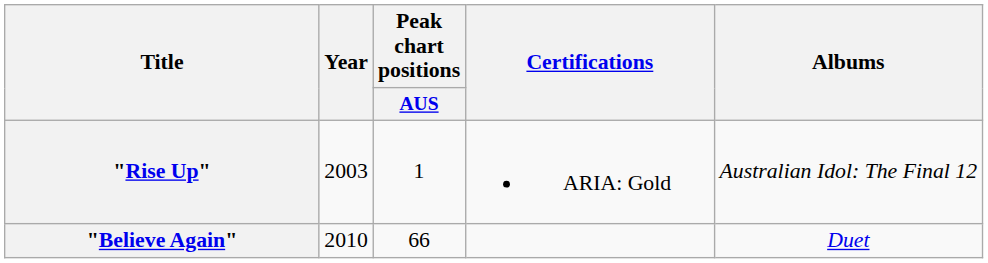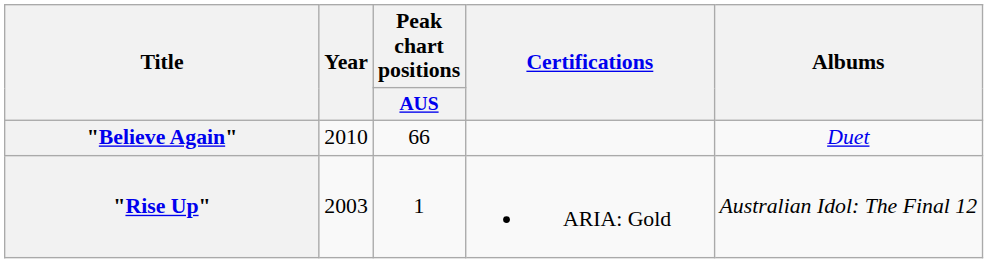rows swapped: (162, 171) <-> (162, 240)
